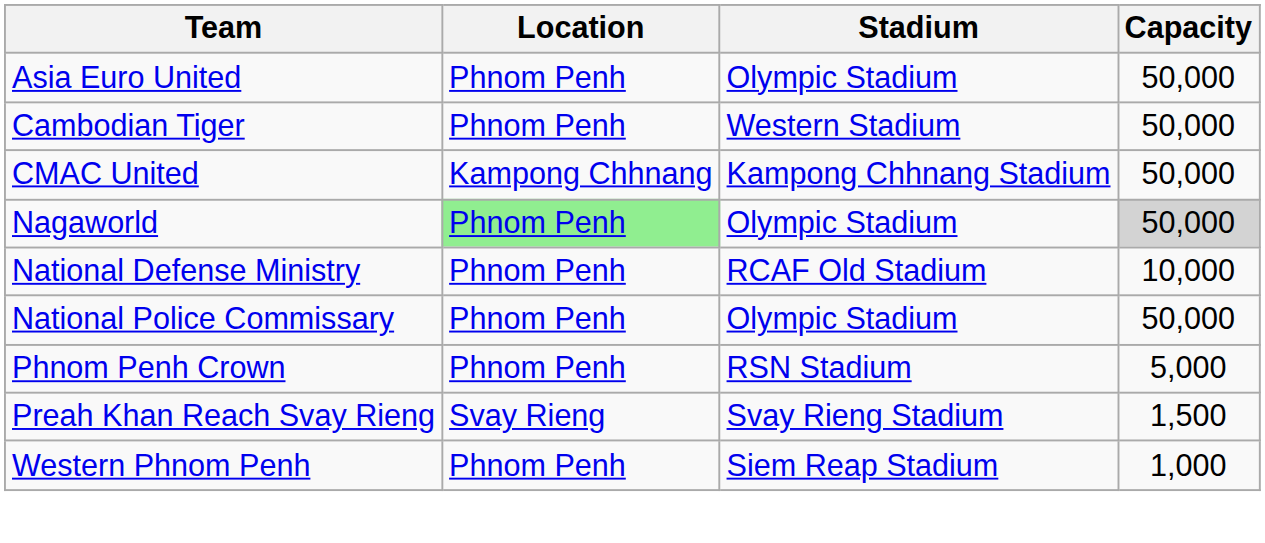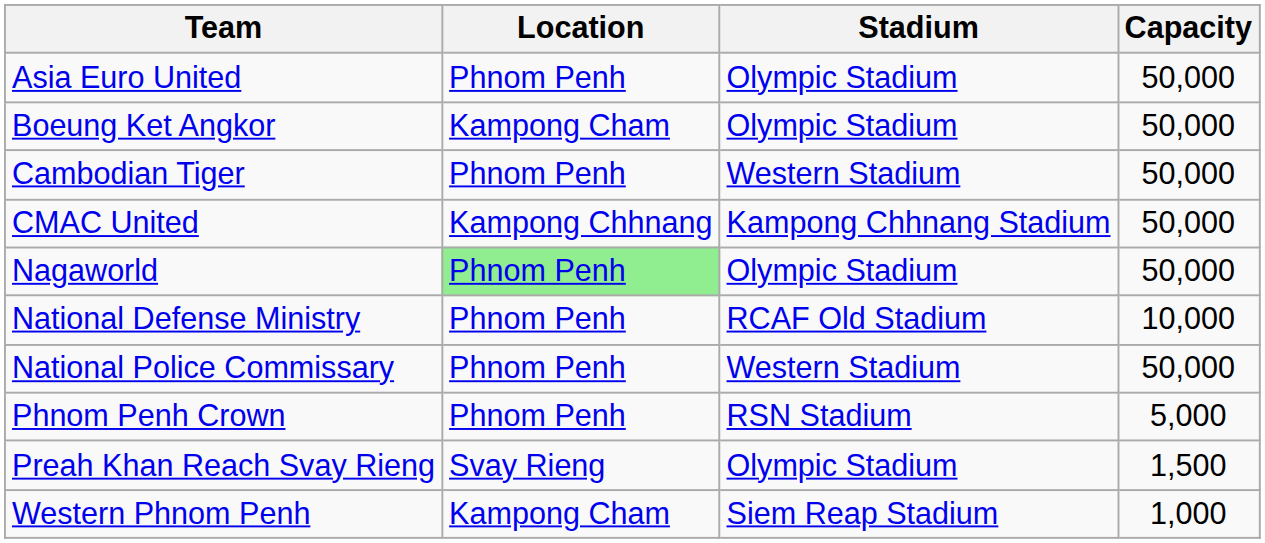+ row: (144, 125)
(1188, 222) lightgrey background -> (1188, 271) no background
(842, 319) Olympic Stadium -> (843, 367) Western Stadium
(865, 416) Svay Rieng Stadium -> (842, 464) Olympic Stadium
(537, 464) Phnom Penh -> (560, 513) Kampong Cham
